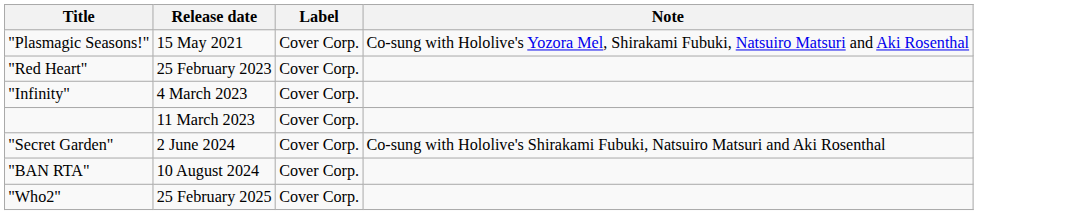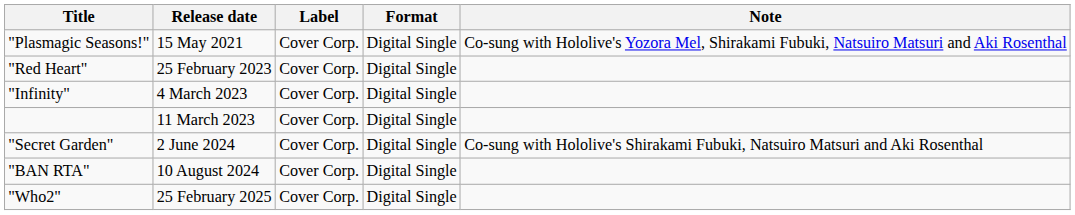+ column: (412, 17)
